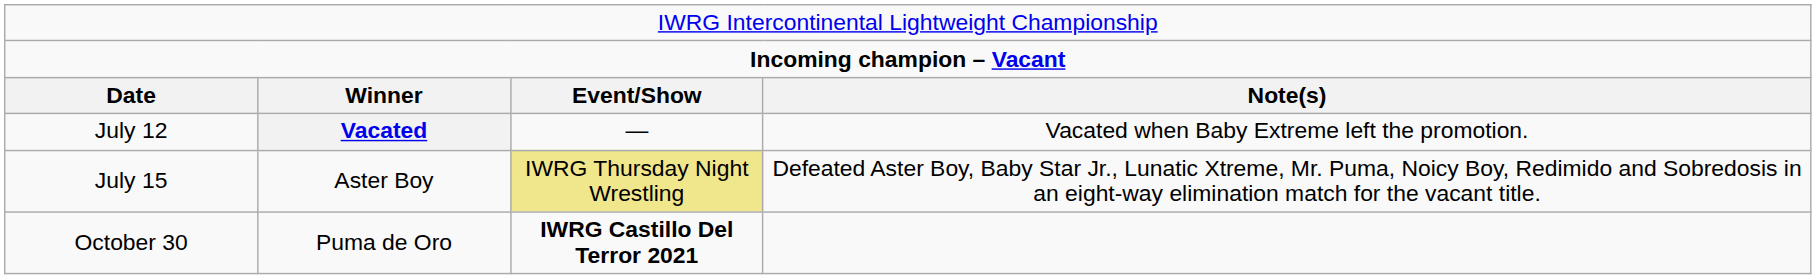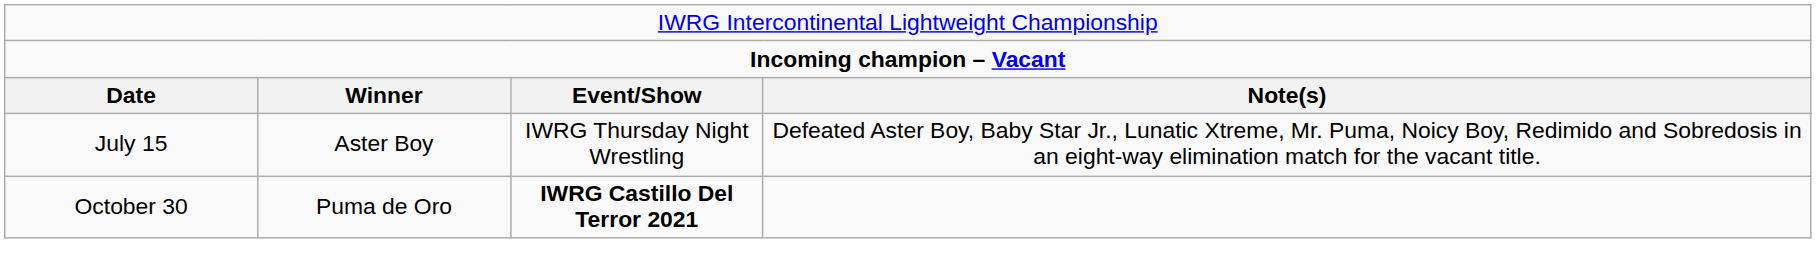- row: (131, 131)
(637, 180) khaki background -> (637, 144) no background
